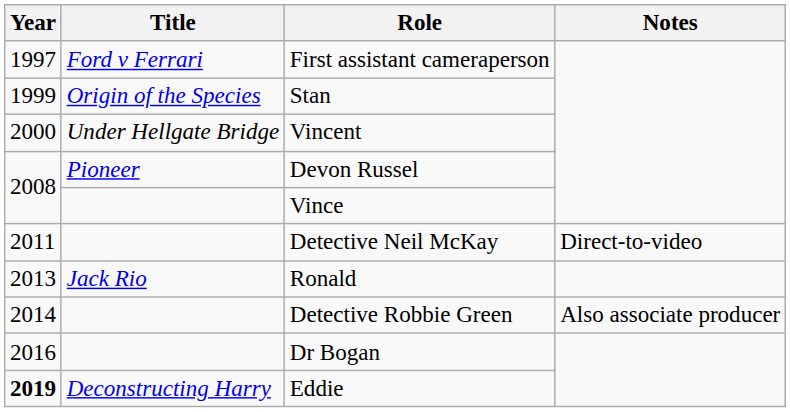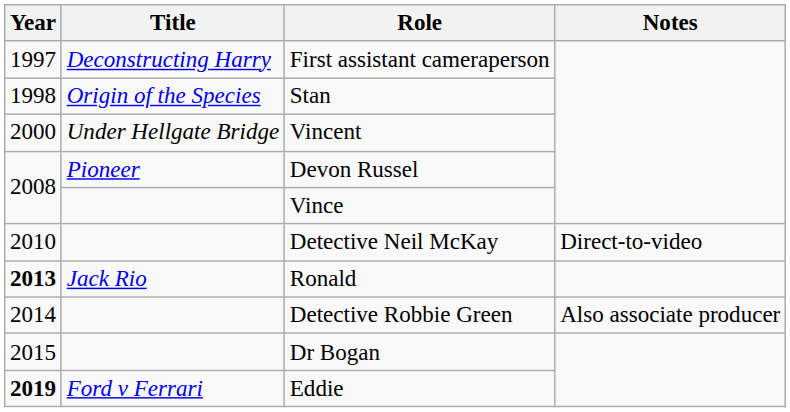(135, 59) Ford v Ferrari -> (169, 59) Deconstructing Harry
(33, 95) 1999 -> (33, 95) 1998
(33, 242) 2011 -> (33, 242) 2010
(33, 278) normal -> (33, 278) bold
(33, 351) 2016 -> (33, 351) 2015
(169, 388) Deconstructing Harry -> (135, 388) Ford v Ferrari
